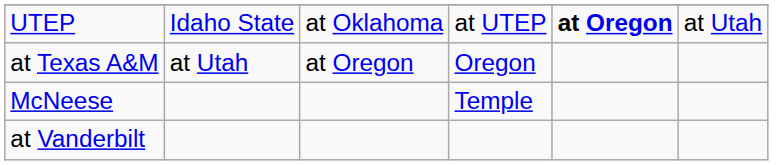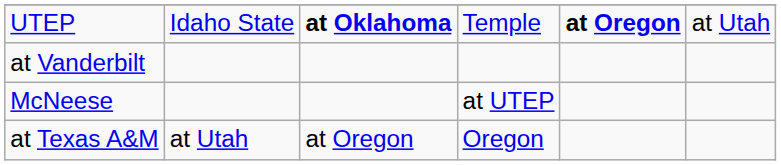(374, 23) normal -> (378, 23) bold
(500, 23) at UTEP -> (502, 23) Temple
rows swapped: (84, 62) <-> (78, 139)
(494, 100) Temple -> (509, 100) at UTEP
